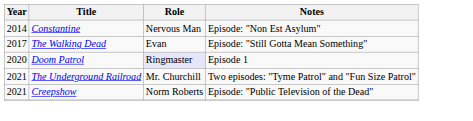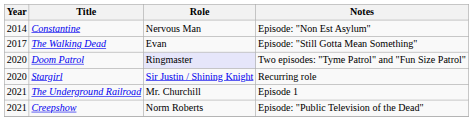(228, 60) Episode 1 -> (362, 60) Two episodes: "Tyme Patrol" and "Fun Size Patrol"
+ row: (47, 76)
(312, 76) Two episodes: "Tyme Patrol" and "Fun Size Patrol" -> (278, 92) Episode 1
